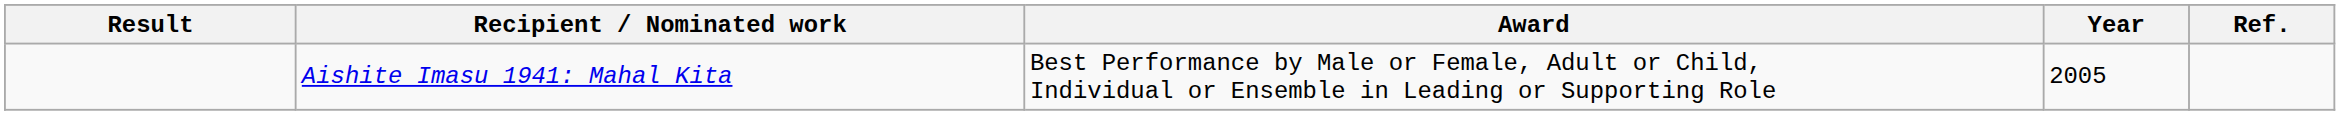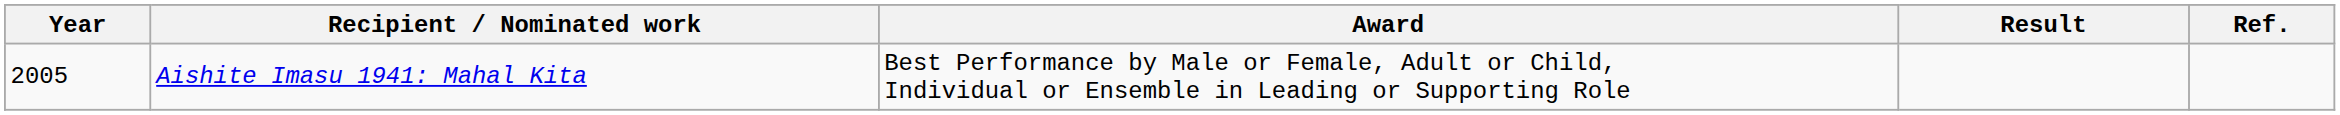columns swapped: (2116, 24) <-> (151, 24)
